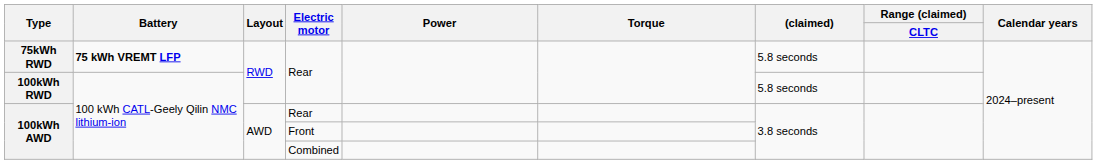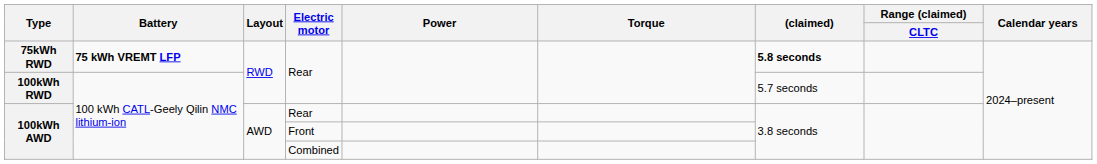(788, 57) normal -> (789, 57) bold
(788, 88) 5.8 seconds -> (788, 88) 5.7 seconds
